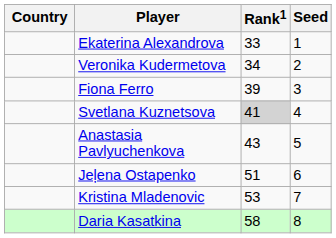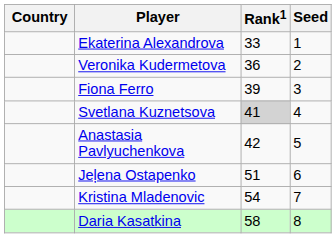(252, 66) 34 -> (252, 66) 36
(252, 143) 43 -> (252, 143) 42
(252, 198) 53 -> (252, 198) 54
